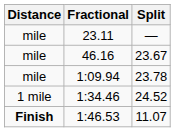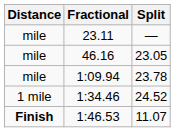(151, 56) 23.67 -> (151, 56) 23.05
